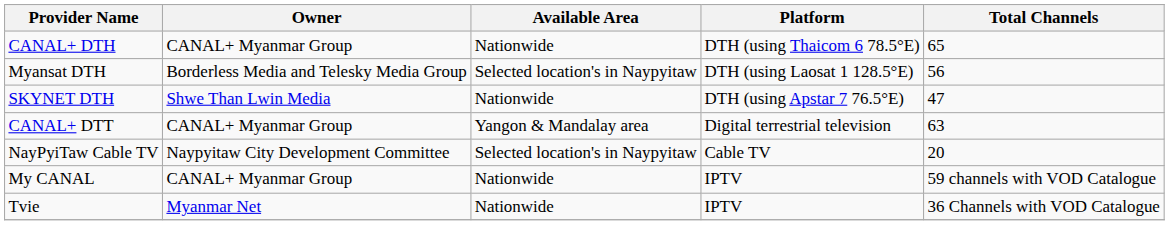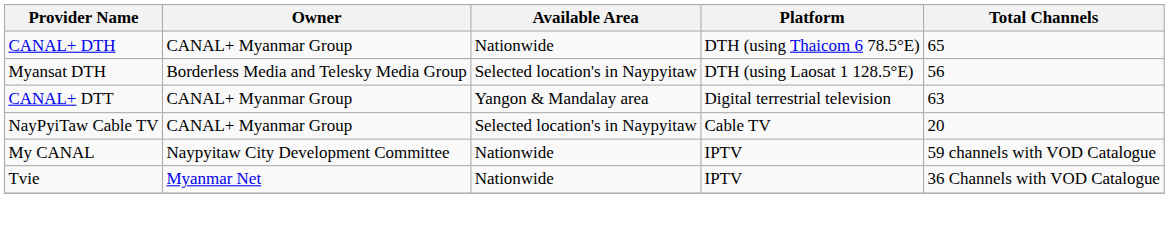- row: (61, 98)
(308, 152) Naypyitaw City Development Committee -> (259, 125) CANAL+ Myanmar Group
(259, 179) CANAL+ Myanmar Group -> (308, 152) Naypyitaw City Development Committee
